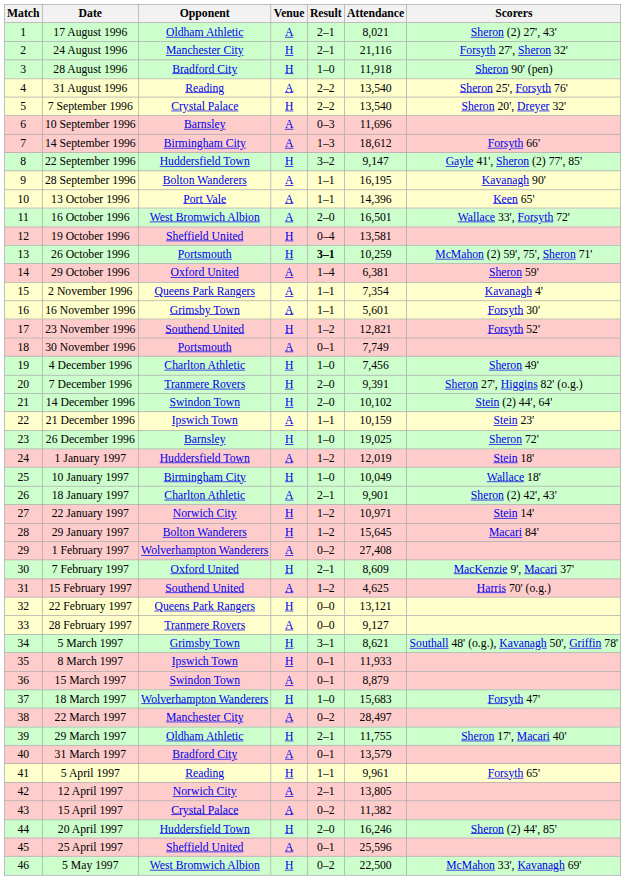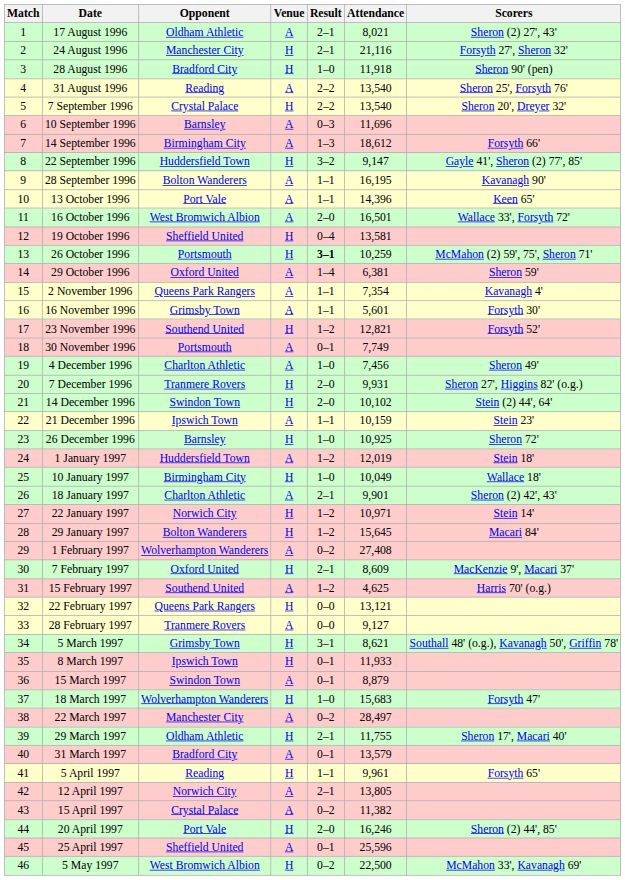(289, 365) H -> (289, 365) A
(376, 384) 9,391 -> (376, 384) 9,931
(376, 439) 19,025 -> (376, 439) 10,925
(205, 828) Huddersfield Town -> (205, 828) Port Vale
